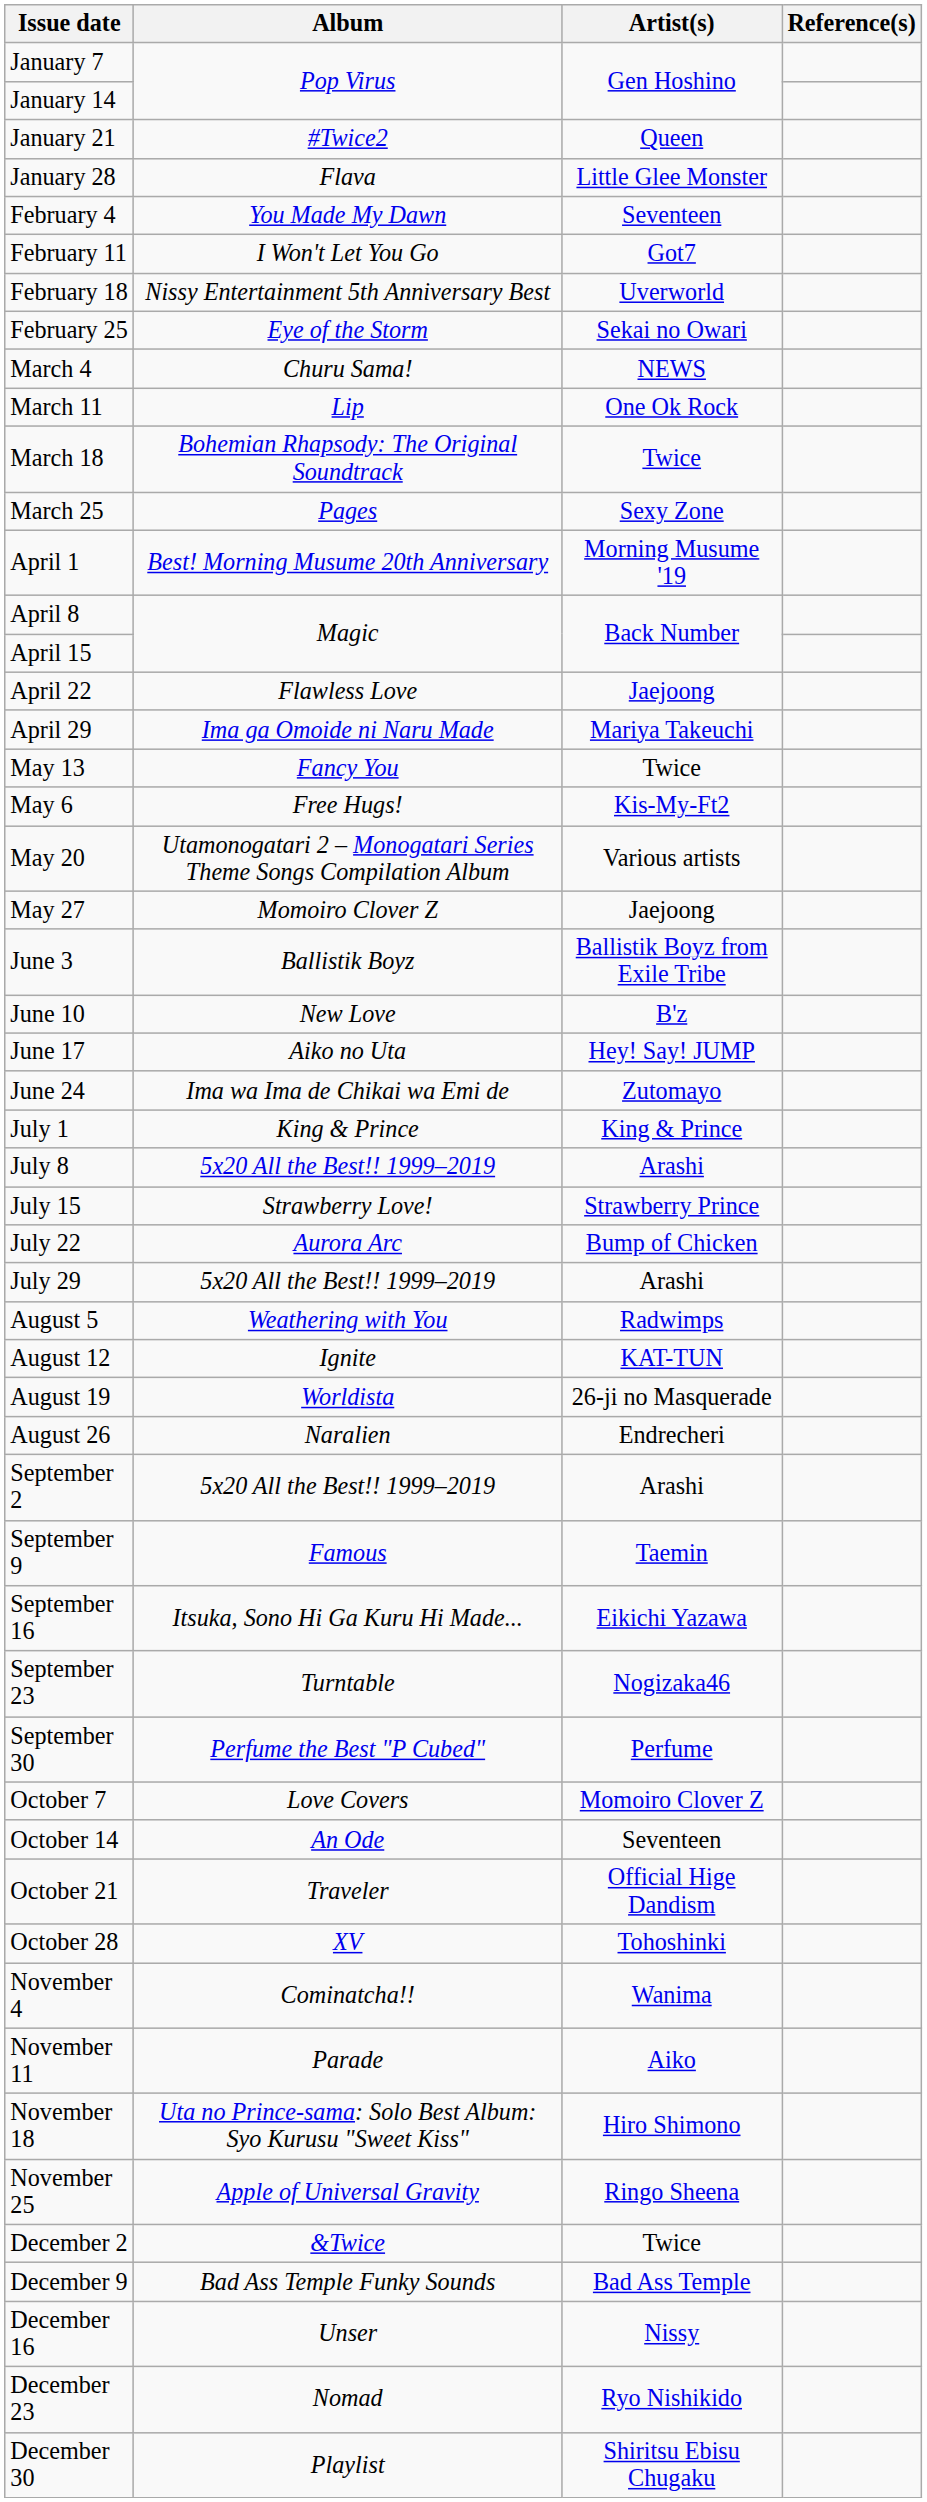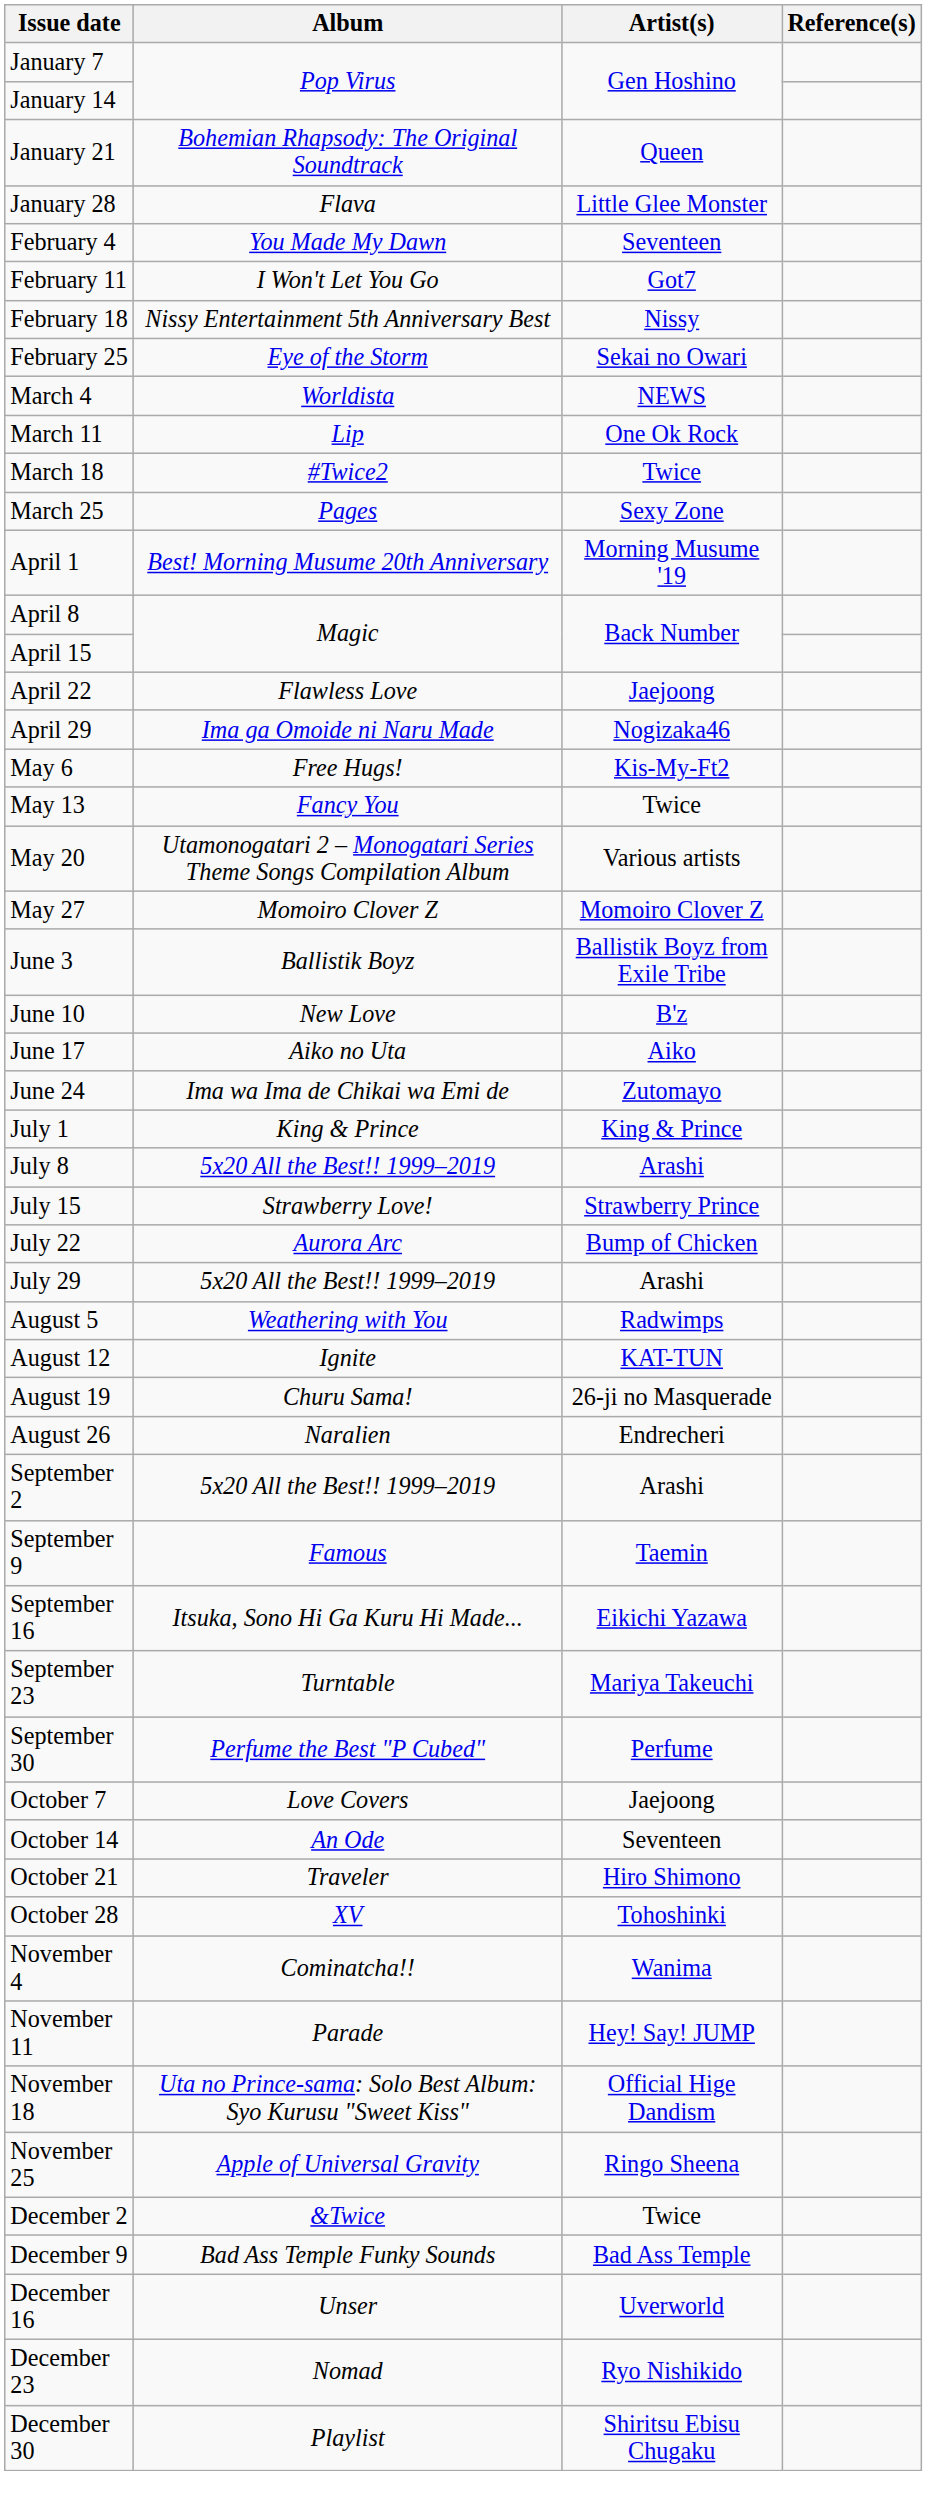(348, 138) #Twice2 -> (348, 152) Bohemian Rhapsody: The Original Soundtrack
(672, 291) Uverworld -> (672, 319) Nissy
(348, 368) Churu Sama! -> (348, 395) Worldista
(348, 458) Bohemian Rhapsody: The Original Soundtrack -> (348, 472) #Twice2
(672, 729) Mariya Takeuchi -> (672, 729) Nogizaka46
rows swapped: (42, 806) <-> (48, 767)
(672, 909) Jaejoong -> (672, 909) Momoiro Clover Z
(672, 1051) Hey! Say! JUMP -> (672, 1051) Aiko
(348, 1396) Worldista -> (348, 1396) Churu Sama!
(672, 1683) Nogizaka46 -> (672, 1683) Mariya Takeuchi
(672, 1800) Momoiro Clover Z -> (672, 1800) Jaejoong
(672, 1891) Official Hige Dandism -> (672, 1877) Hiro Shimono
(672, 2060) Aiko -> (672, 2033) Hey! Say! JUMP
(672, 2125) Hiro Shimono -> (672, 2098) Official Hige Dandism
(672, 2333) Nissy -> (672, 2306) Uverworld
